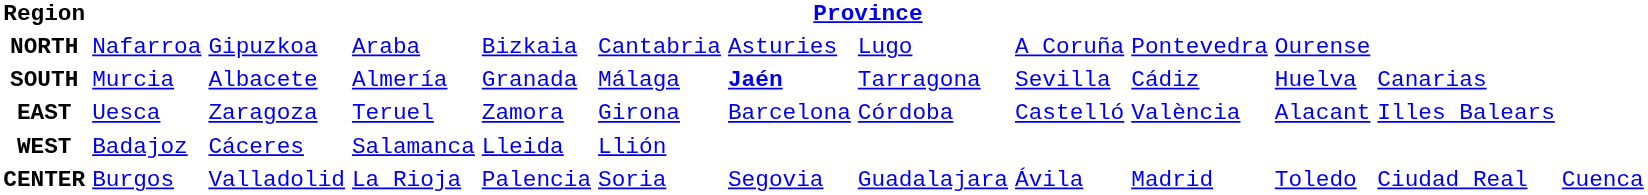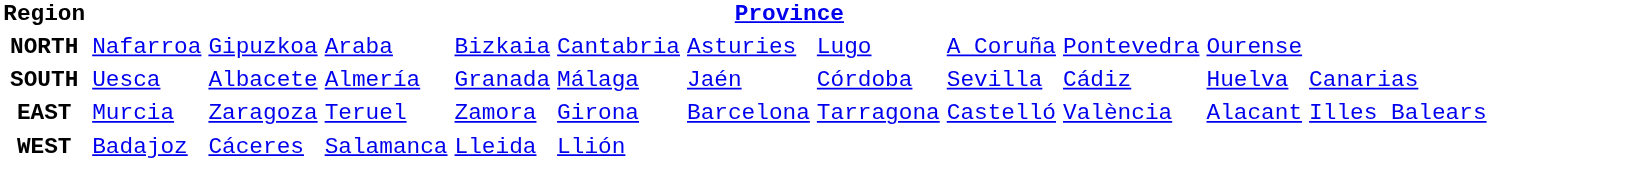(133, 80) Murcia -> (126, 80) Uesca
(755, 80) bold -> (714, 80) normal
(919, 80) Tarragona -> (865, 80) Córdoba
(126, 113) Uesca -> (133, 113) Murcia
(906, 113) Córdoba -> (878, 113) Tarragona
- row: (44, 180)
